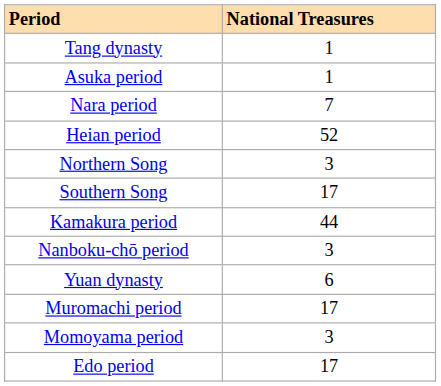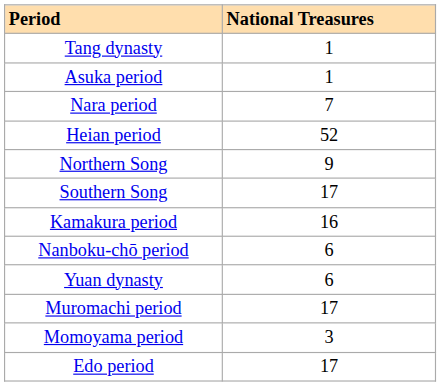(329, 163) 3 -> (329, 163) 9
(329, 221) 44 -> (329, 221) 16
(329, 250) 3 -> (329, 250) 6
